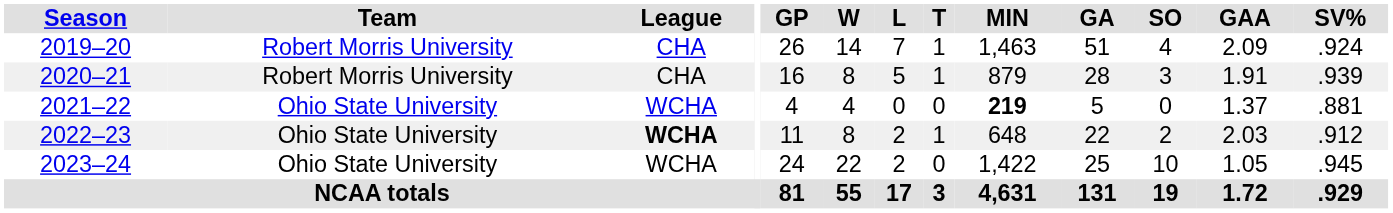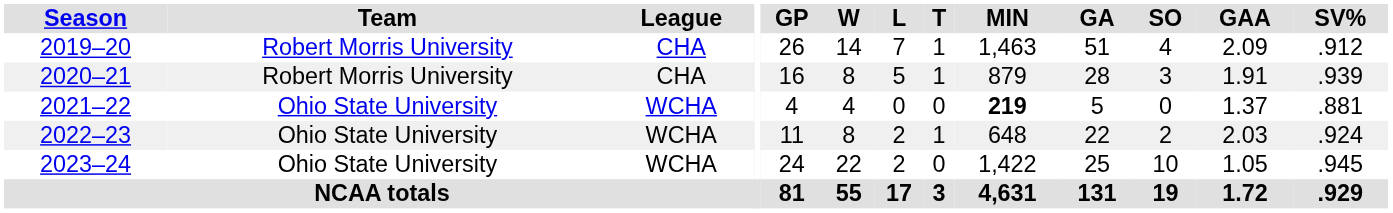(1340, 47) .924 -> (1340, 47) .912
(681, 135) bold -> (681, 135) normal
(1340, 135) .912 -> (1340, 135) .924
